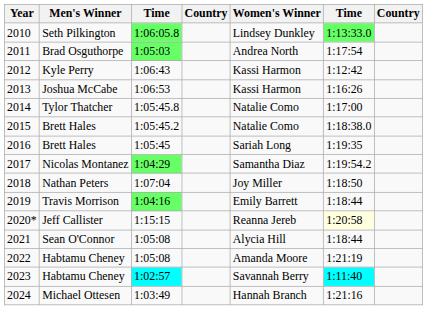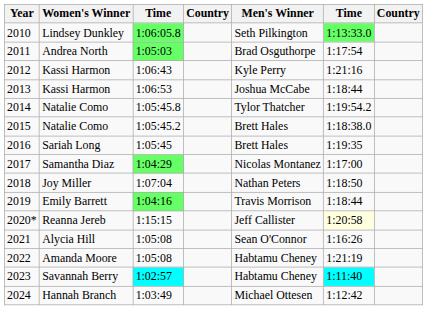columns swapped: (85, 13) <-> (277, 13)
(344, 70) 1:12:42 -> (344, 70) 1:21:16
(344, 88) 1:16:26 -> (344, 88) 1:18:44
(344, 107) 1:17:00 -> (349, 107) 1:19:54.2
(349, 164) 1:19:54.2 -> (344, 164) 1:17:00
(344, 239) 1:18:44 -> (344, 239) 1:16:26
(344, 295) 1:21:16 -> (344, 295) 1:12:42
